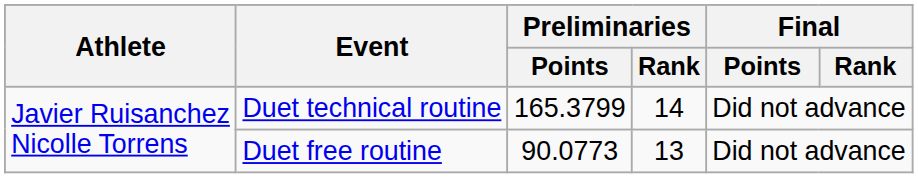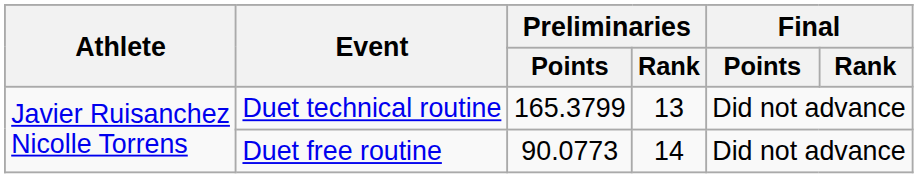(669, 109) 14 -> (669, 109) 13
(669, 151) 13 -> (669, 151) 14
